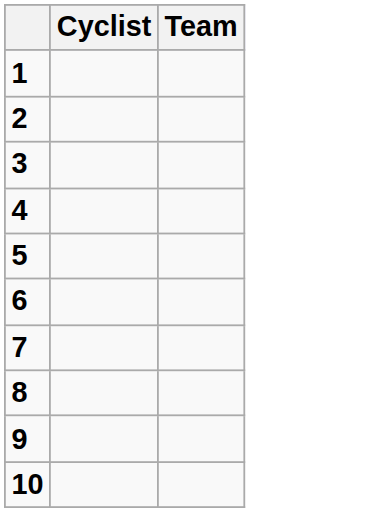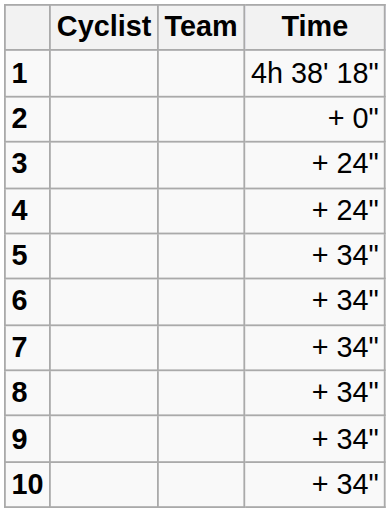+ column: (315, 27)
